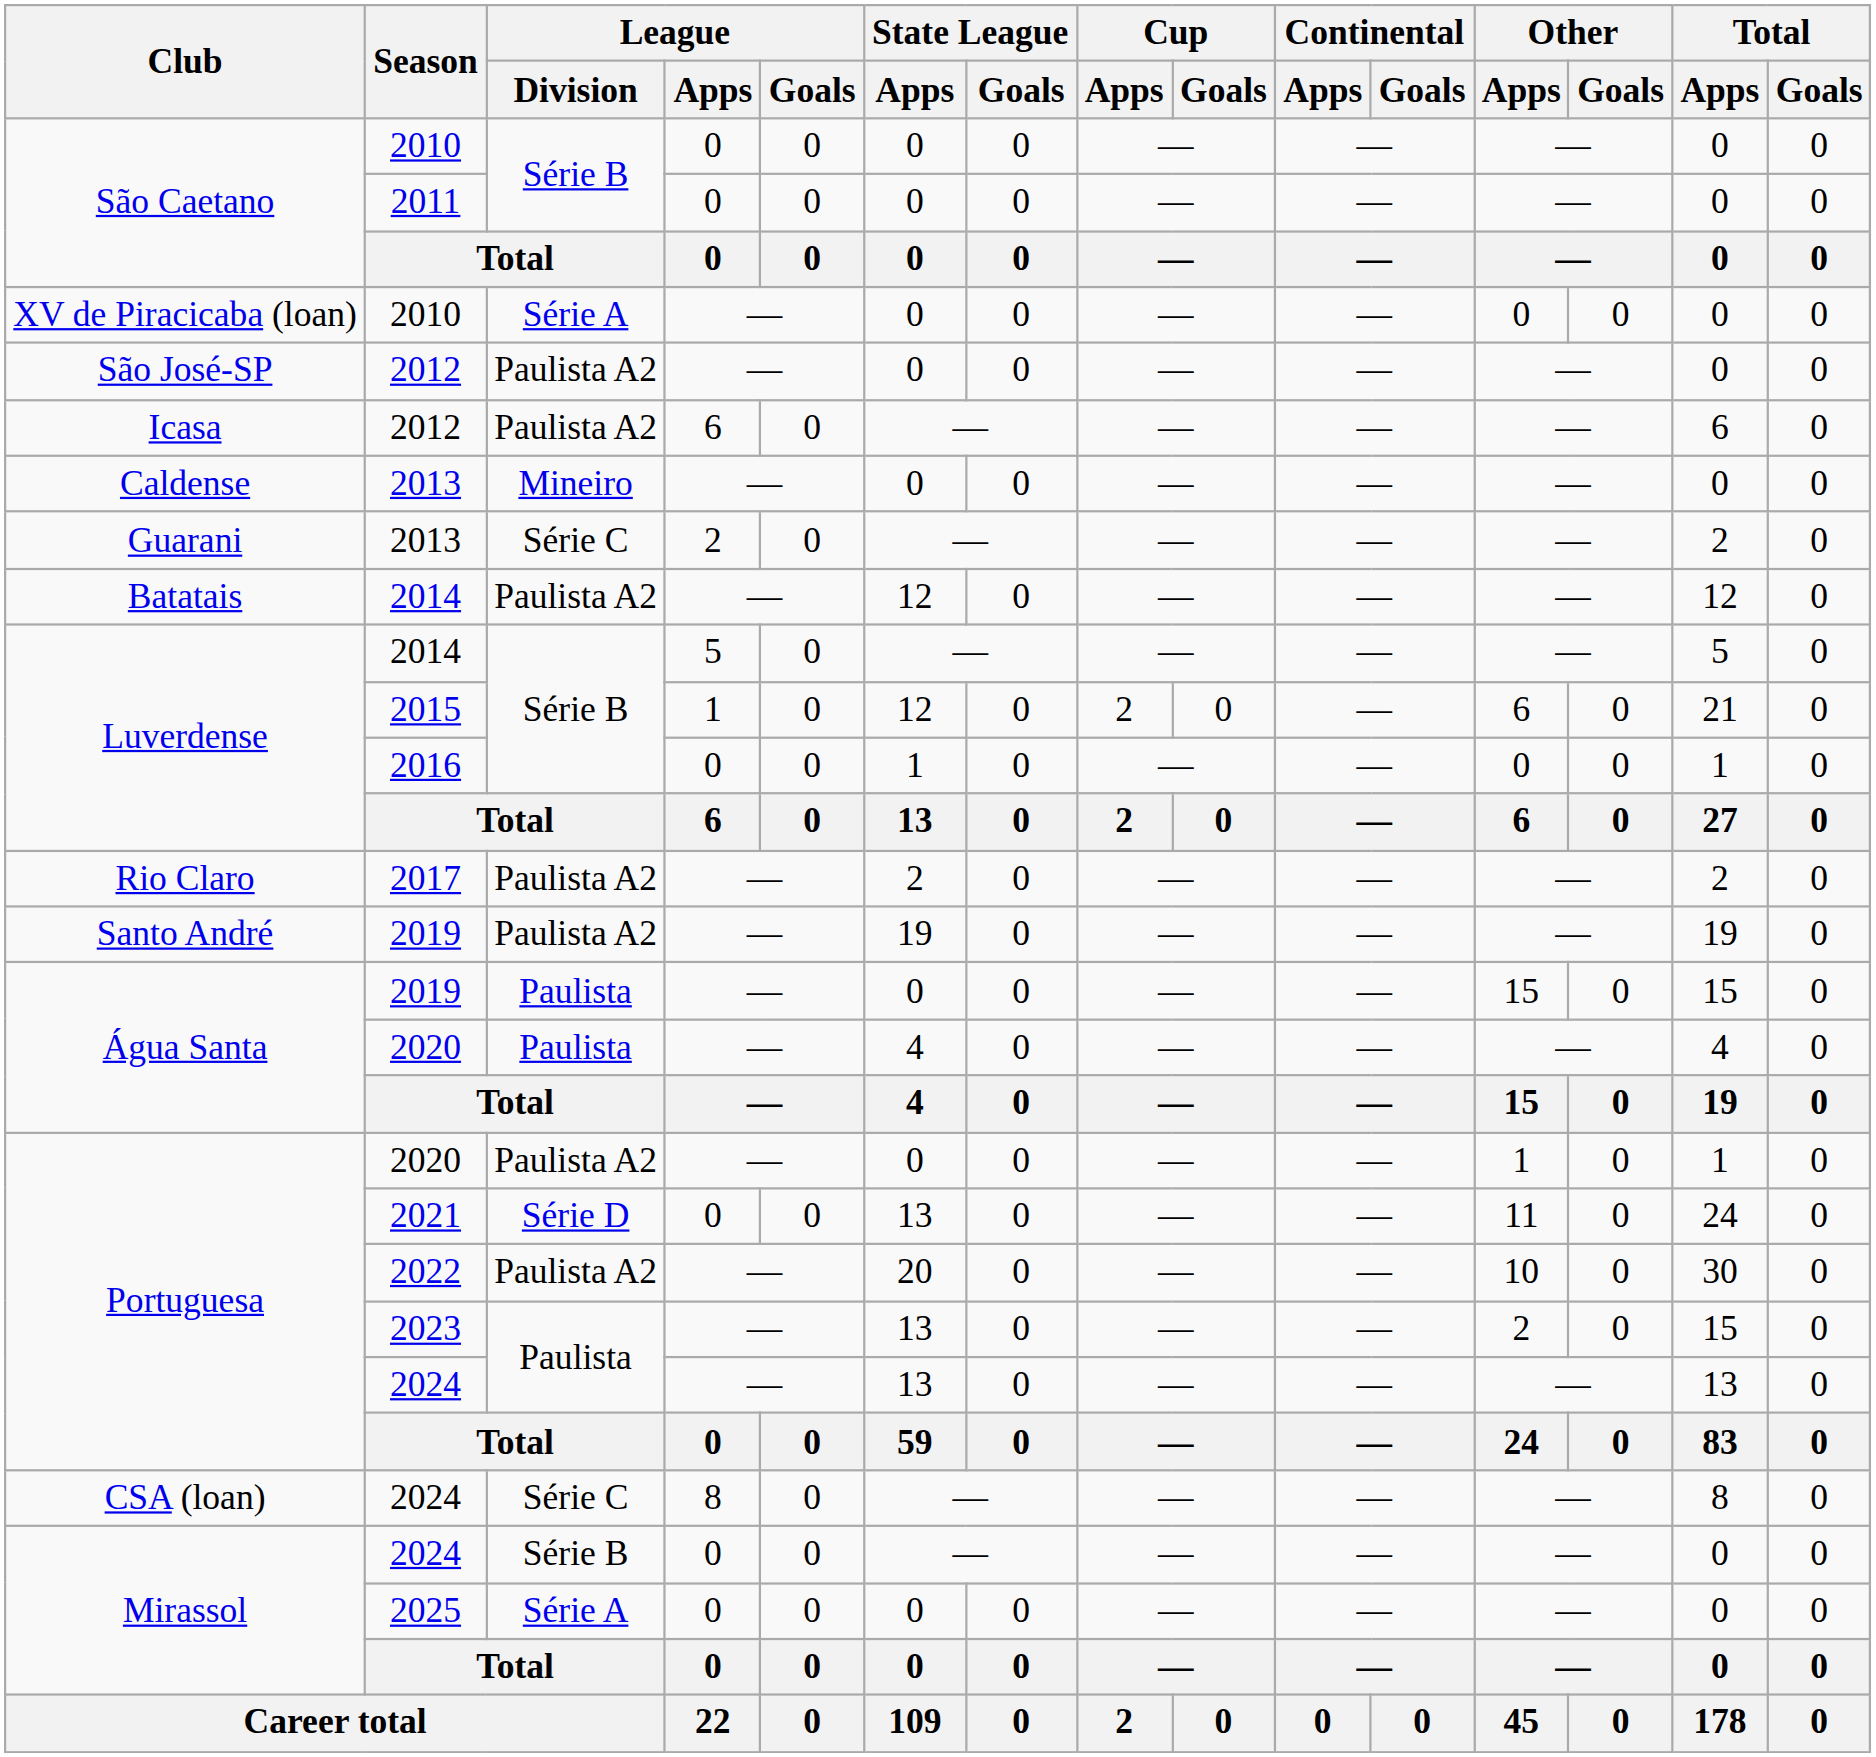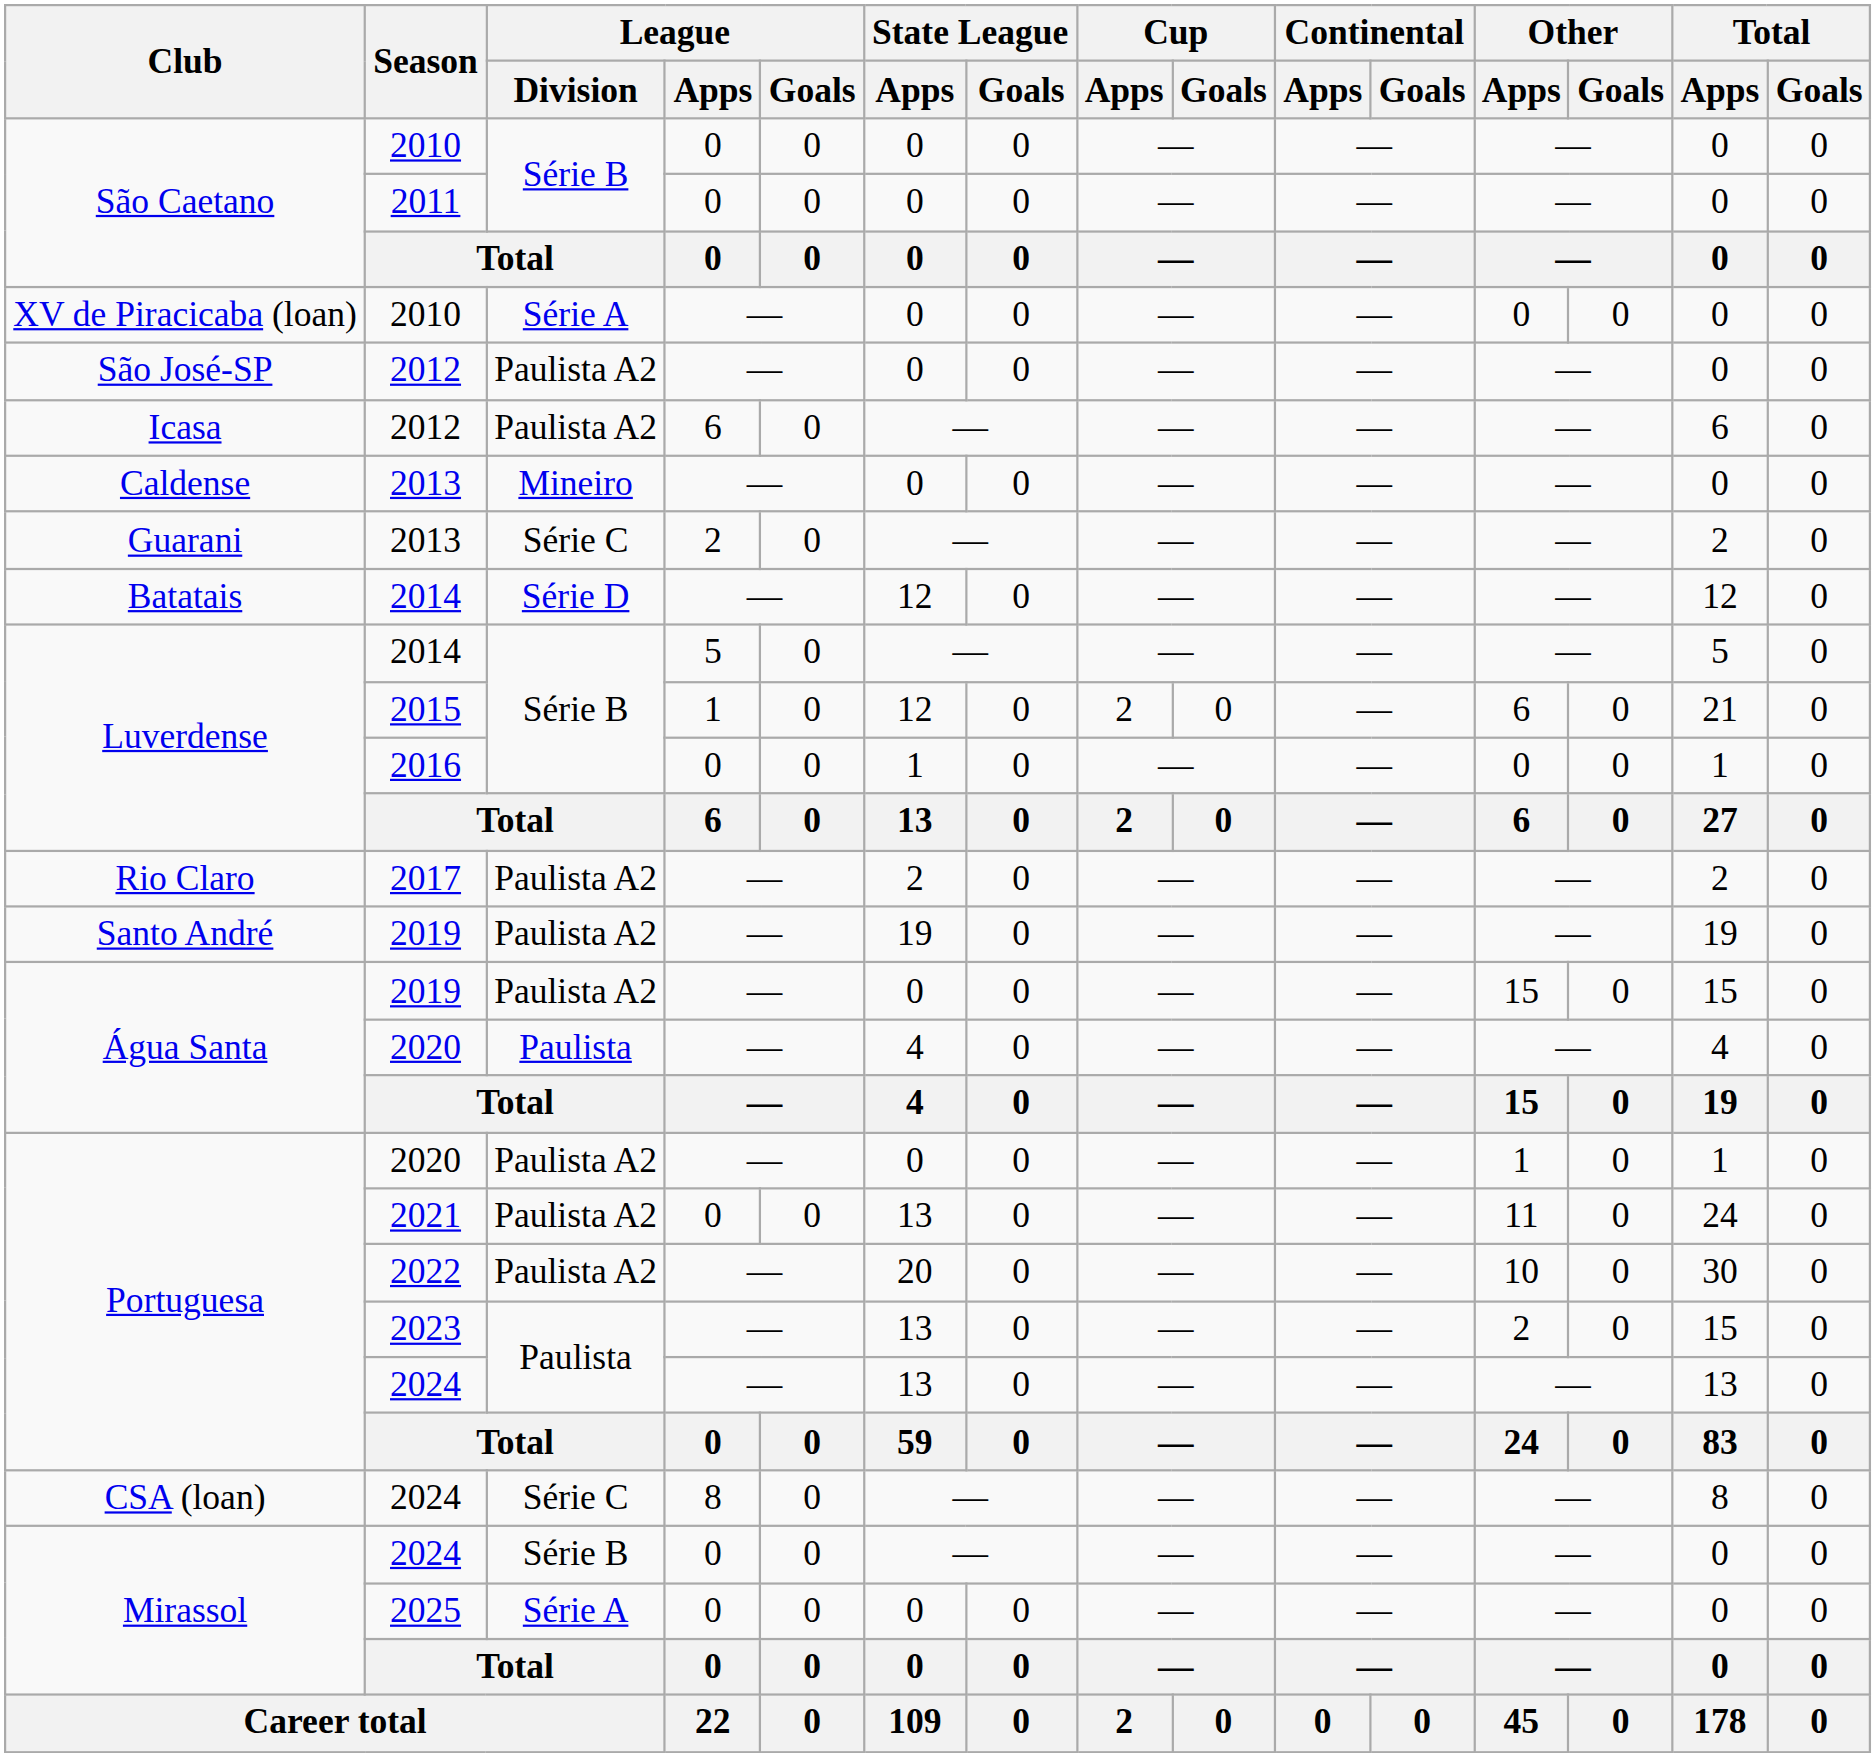(576, 595) Paulista A2 -> (576, 595) Série D
(576, 990) Paulista -> (576, 990) Paulista A2
(576, 1215) Série D -> (576, 1215) Paulista A2
